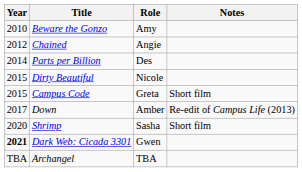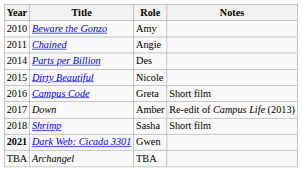(17, 45) 2012 -> (17, 45) 2011
(17, 93) 2015 -> (17, 93) 2016
(17, 126) 2020 -> (17, 126) 2018
